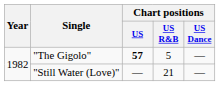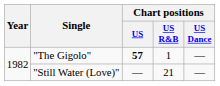(168, 55) 5 -> (168, 55) 1
